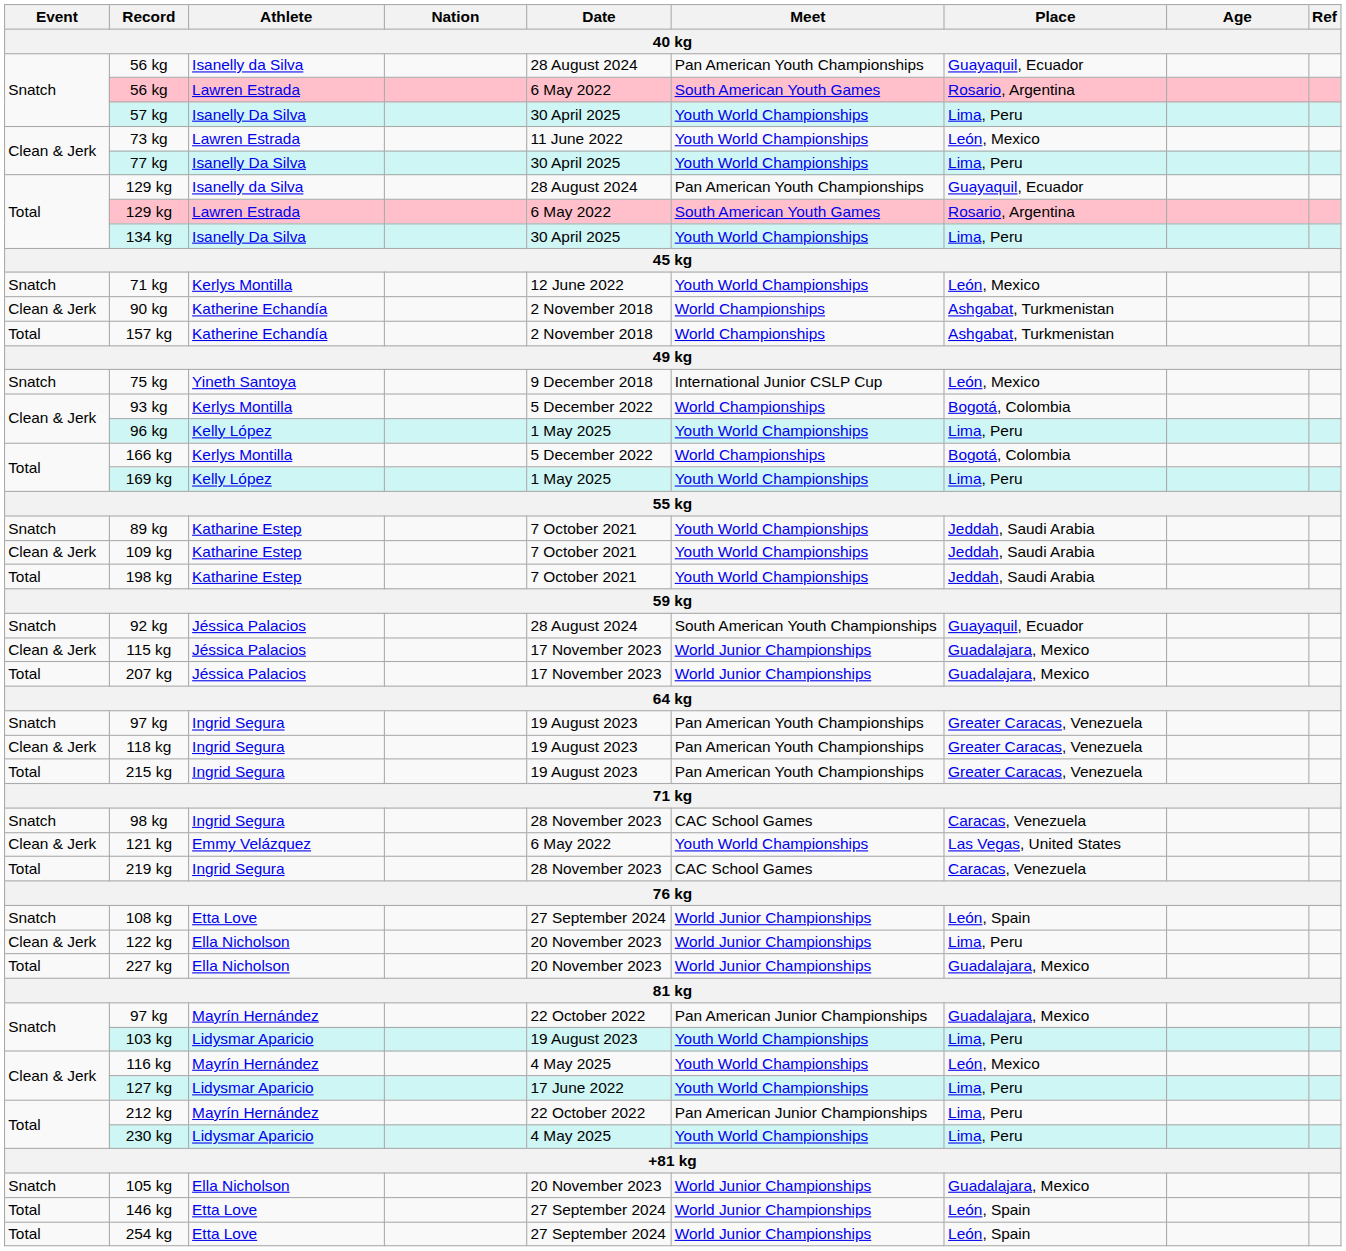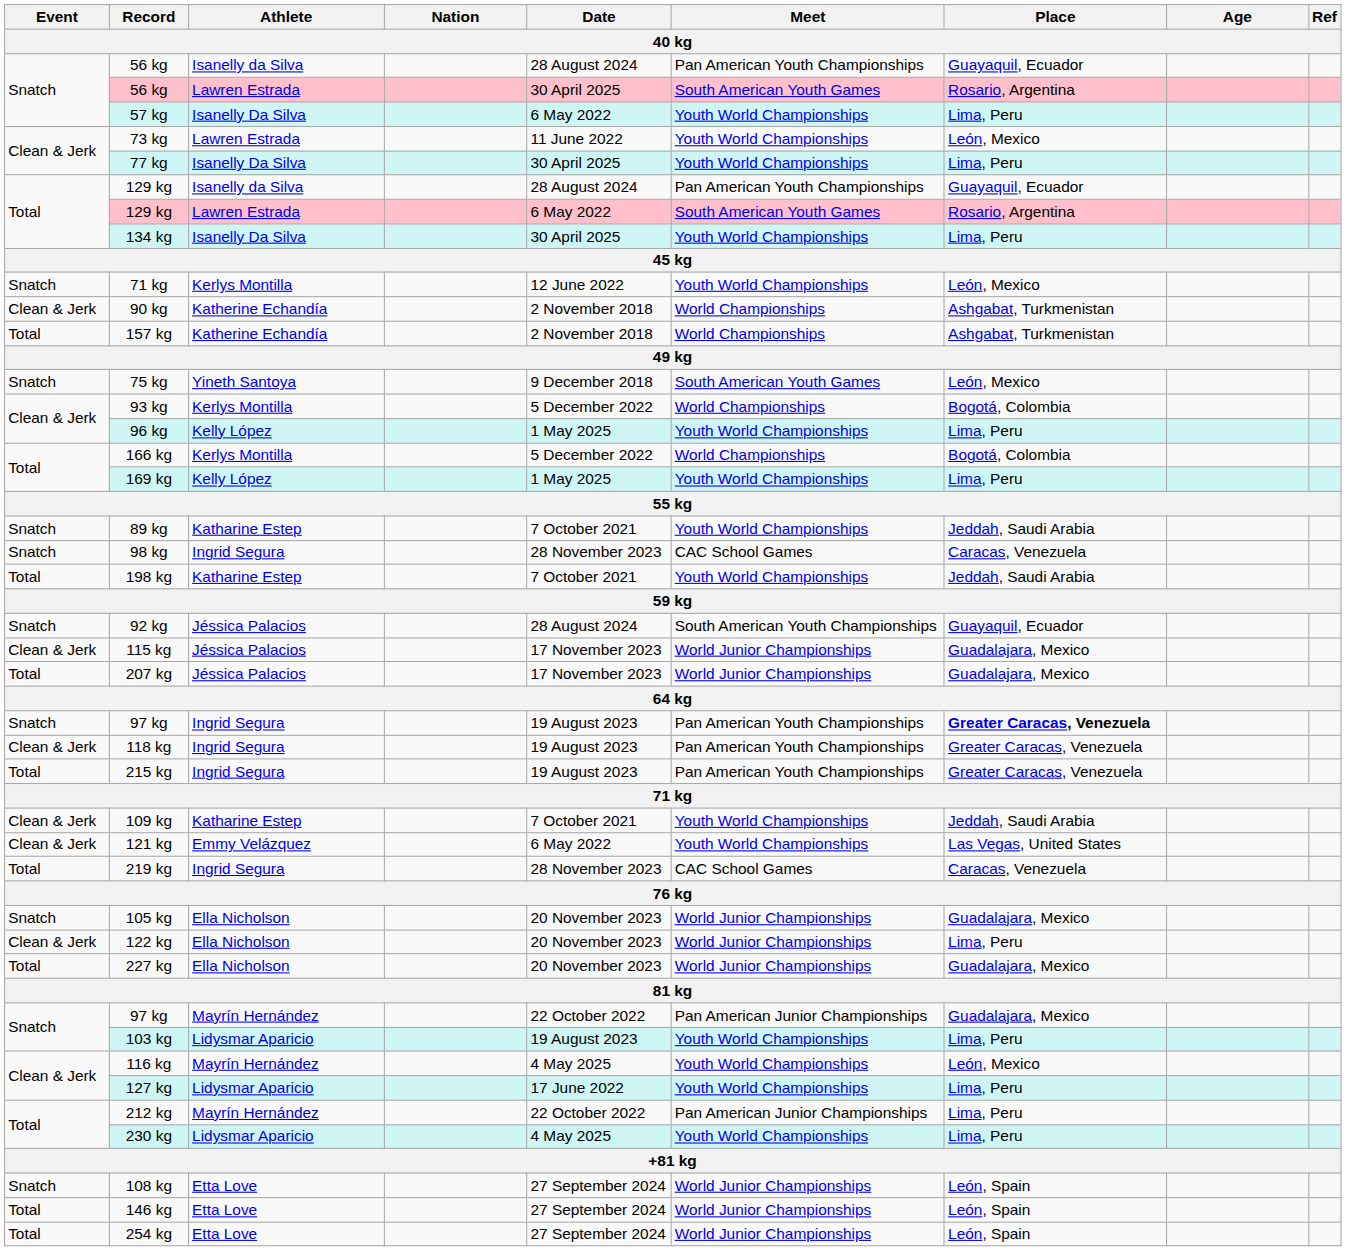(571, 90) 6 May 2022 -> (575, 90) 30 April 2025
(575, 114) 30 April 2025 -> (571, 114) 6 May 2022
(779, 382) International Junior CSLP Cup -> (777, 382) South American Youth Games
rows swapped: (149, 553) <-> (149, 820)
(1045, 723) normal -> (1049, 723) bold
rows swapped: (149, 1186) <-> (149, 918)
